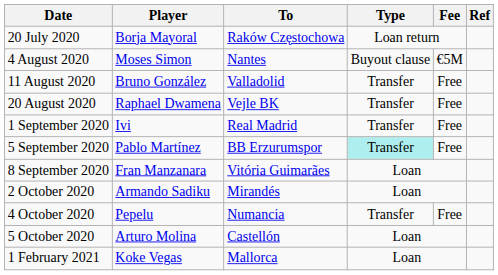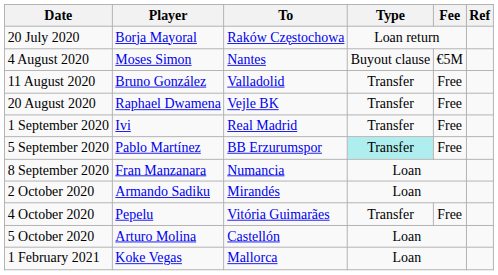(278, 170) Vitória Guimarães -> (256, 170) Numancia
(256, 214) Numancia -> (278, 214) Vitória Guimarães
